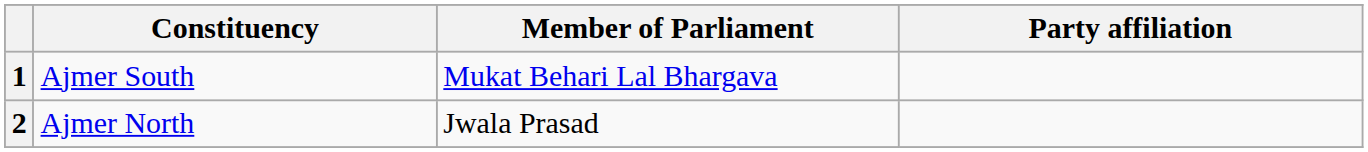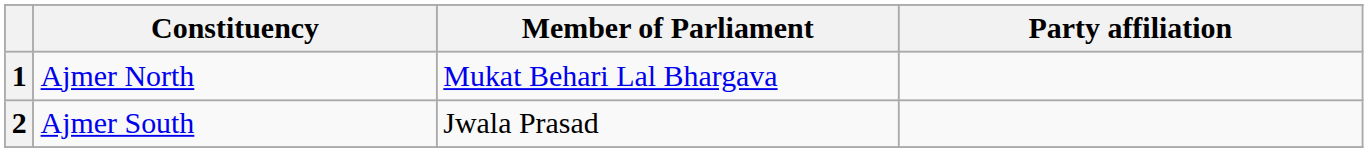(117, 75) Ajmer South -> (117, 75) Ajmer North
(117, 123) Ajmer North -> (117, 123) Ajmer South
